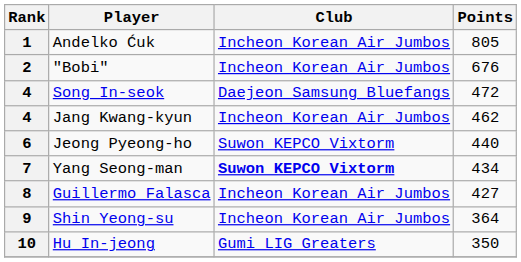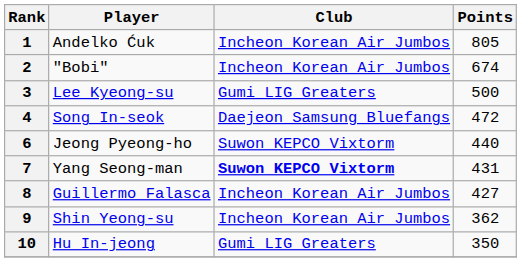(485, 68) 676 -> (485, 68) 674
+ row: (27, 93)
- row: (27, 118)
(485, 168) 434 -> (485, 168) 431
(485, 219) 364 -> (485, 219) 362
